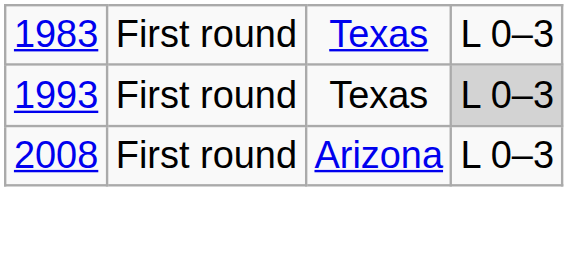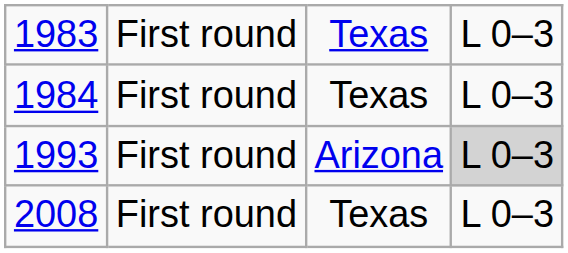+ row: (56, 94)
(379, 94) Texas -> (379, 154) Arizona
(379, 154) Arizona -> (379, 214) Texas
